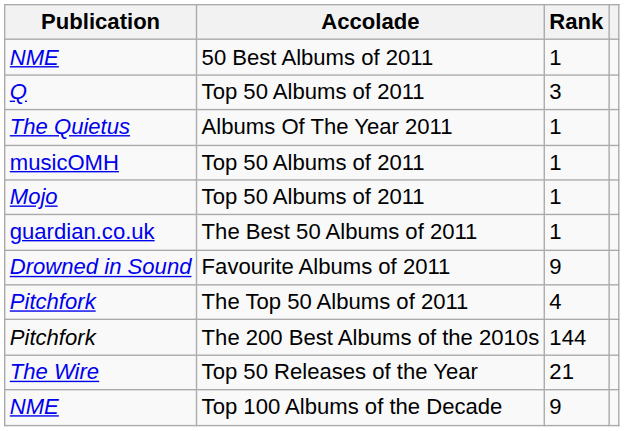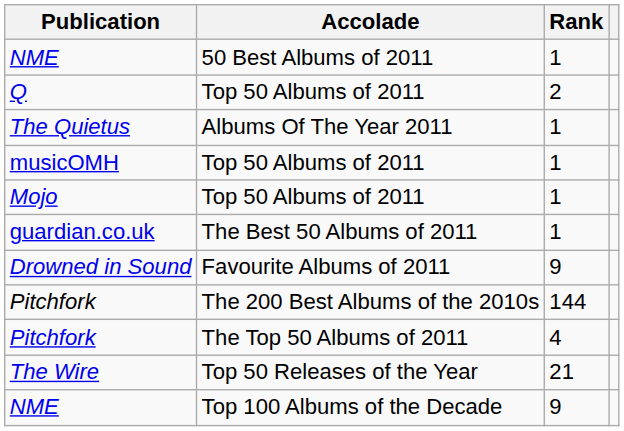(556, 92) 3 -> (556, 92) 2
rows swapped: (53, 302) <-> (53, 337)
